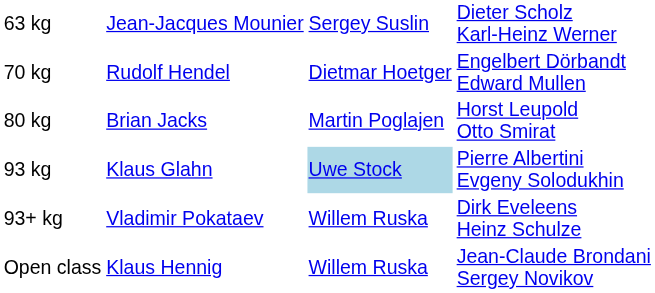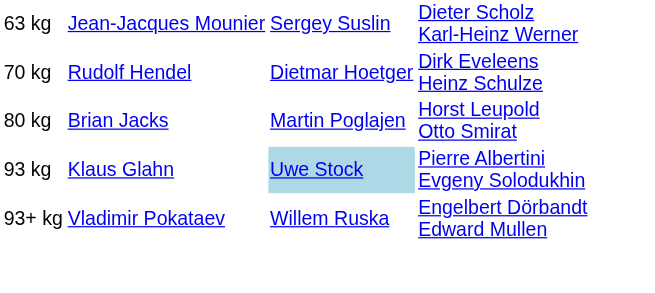(541, 72) Engelbert Dörbandt Edward Mullen -> (481, 72) Dirk Eveleens Heinz Schulze
(519, 218) Dirk Eveleens Heinz Schulze -> (503, 218) Engelbert Dörbandt Edward Mullen
- row: (52, 267)
